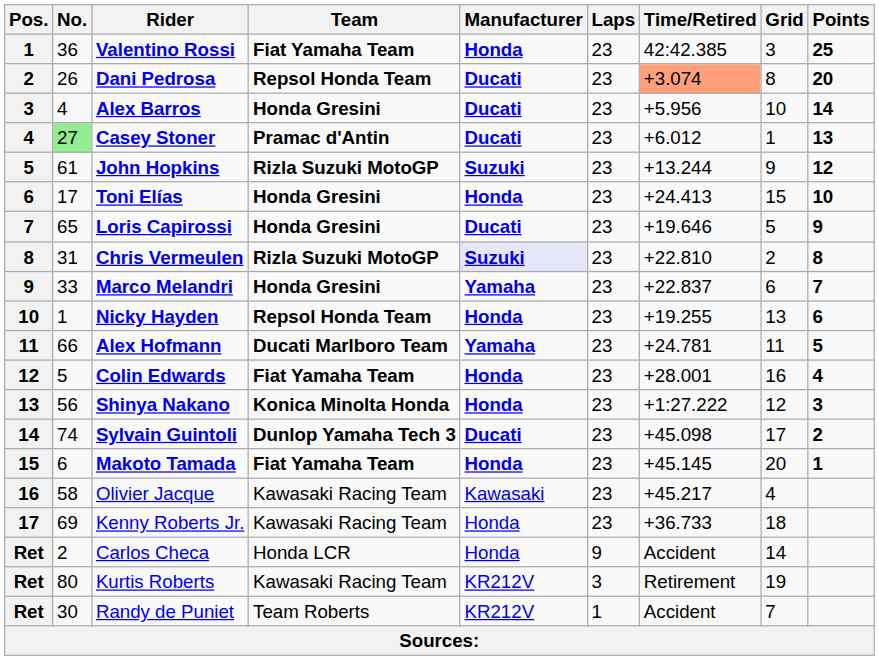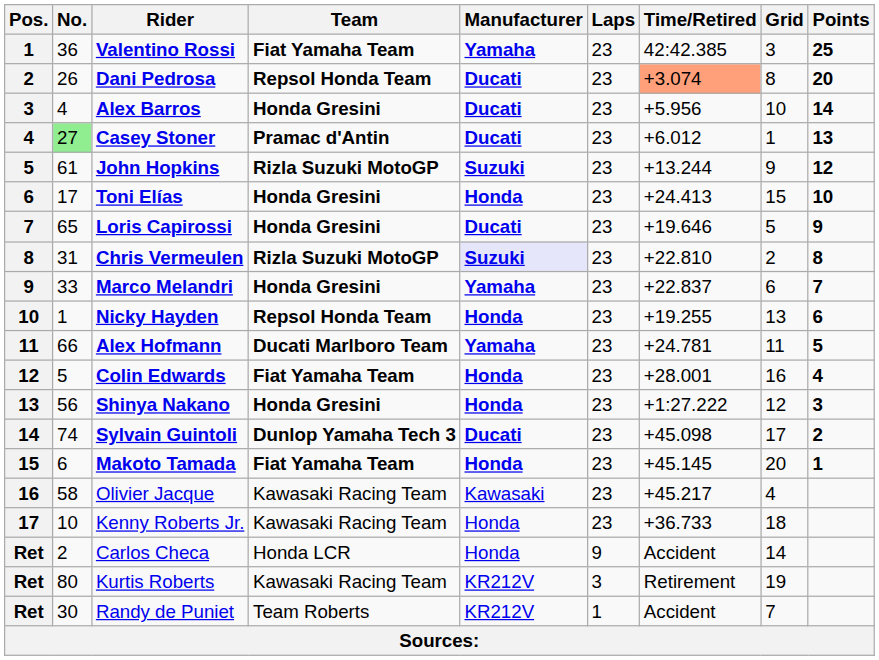(494, 49) Honda -> (500, 49) Yamaha
(351, 404) Konica Minolta Honda -> (317, 404) Honda Gresini
(67, 523) 69 -> (67, 523) 10
